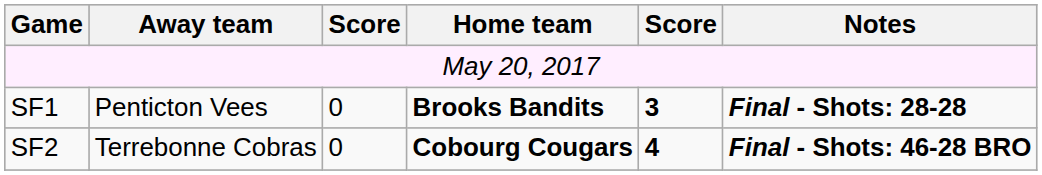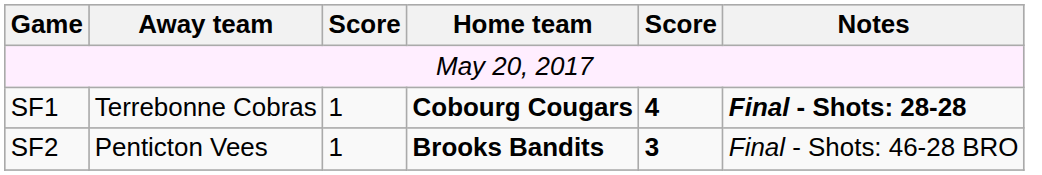(181, 107) Penticton Vees -> (206, 107) Terrebonne Cobras
(336, 107) 0 -> (336, 107) 1
(508, 107) Brooks Bandits -> (523, 107) Cobourg Cougars
(652, 107) 3 -> (652, 107) 4
(206, 148) Terrebonne Cobras -> (181, 148) Penticton Vees
(336, 148) 0 -> (336, 148) 1
(523, 148) Cobourg Cougars -> (508, 148) Brooks Bandits
(652, 148) 4 -> (652, 148) 3
(880, 148) bold -> (874, 148) normal
